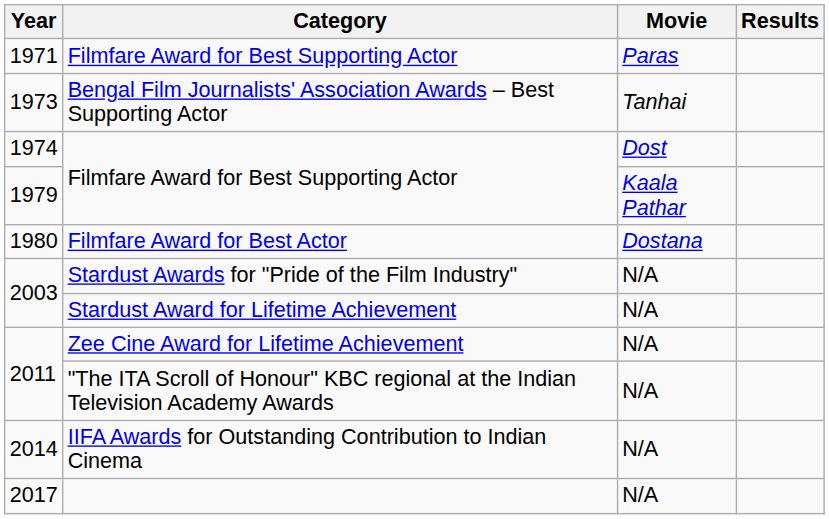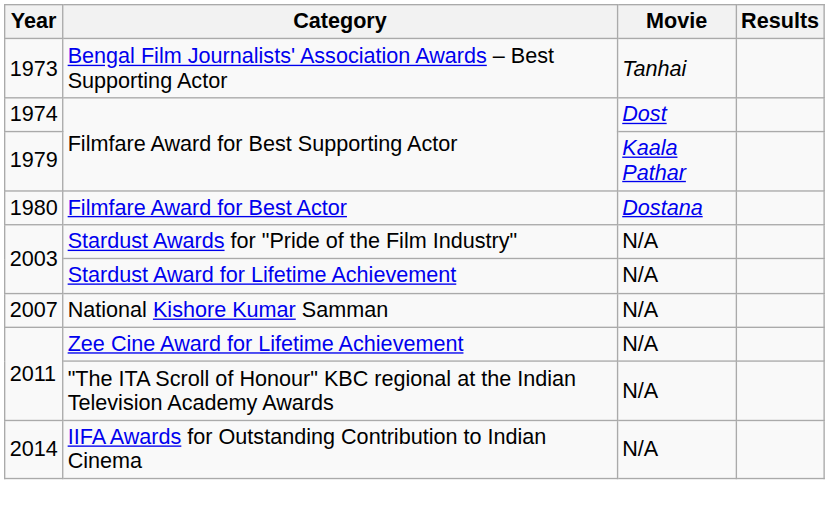- row: (34, 55)
+ row: (34, 310)
- row: (34, 495)
